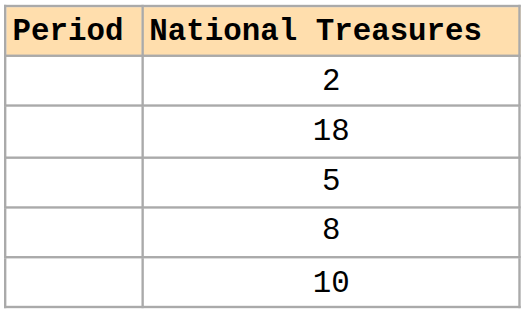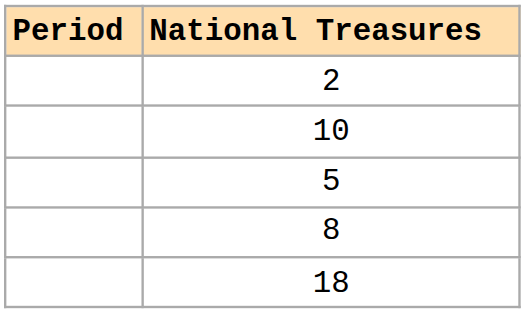rows swapped: (331, 282) <-> (331, 132)
